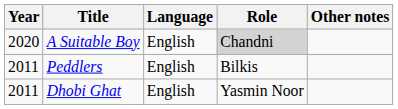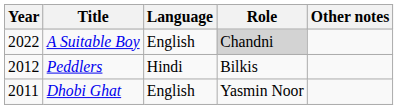(24, 41) 2020 -> (24, 41) 2022
(23, 66) 2011 -> (24, 66) 2012
(171, 66) English -> (165, 66) Hindi
